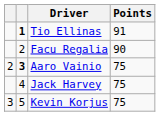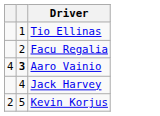- column: (133, 13)
(22, 31) bold -> (22, 31) normal
(10, 67) 2 -> (10, 67) 4
(10, 103) 3 -> (10, 103) 2
